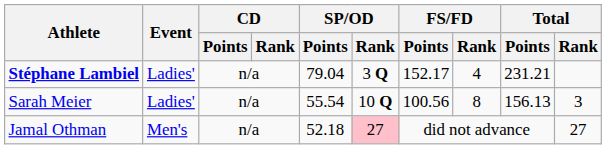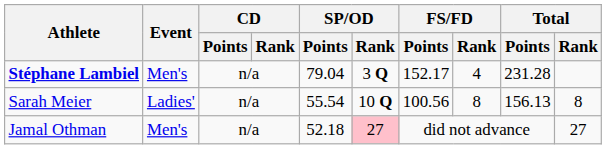(171, 74) Ladies' -> (167, 74) Men's
(527, 74) 231.21 -> (527, 74) 231.28
(578, 102) 3 -> (578, 102) 8
